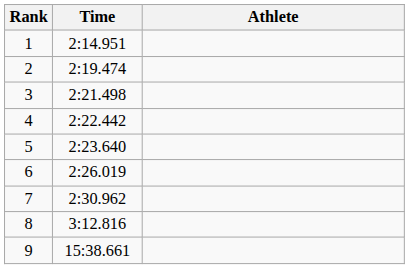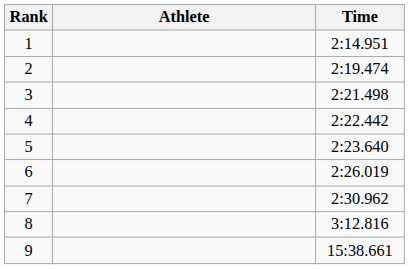columns swapped: (273, 17) <-> (97, 17)
